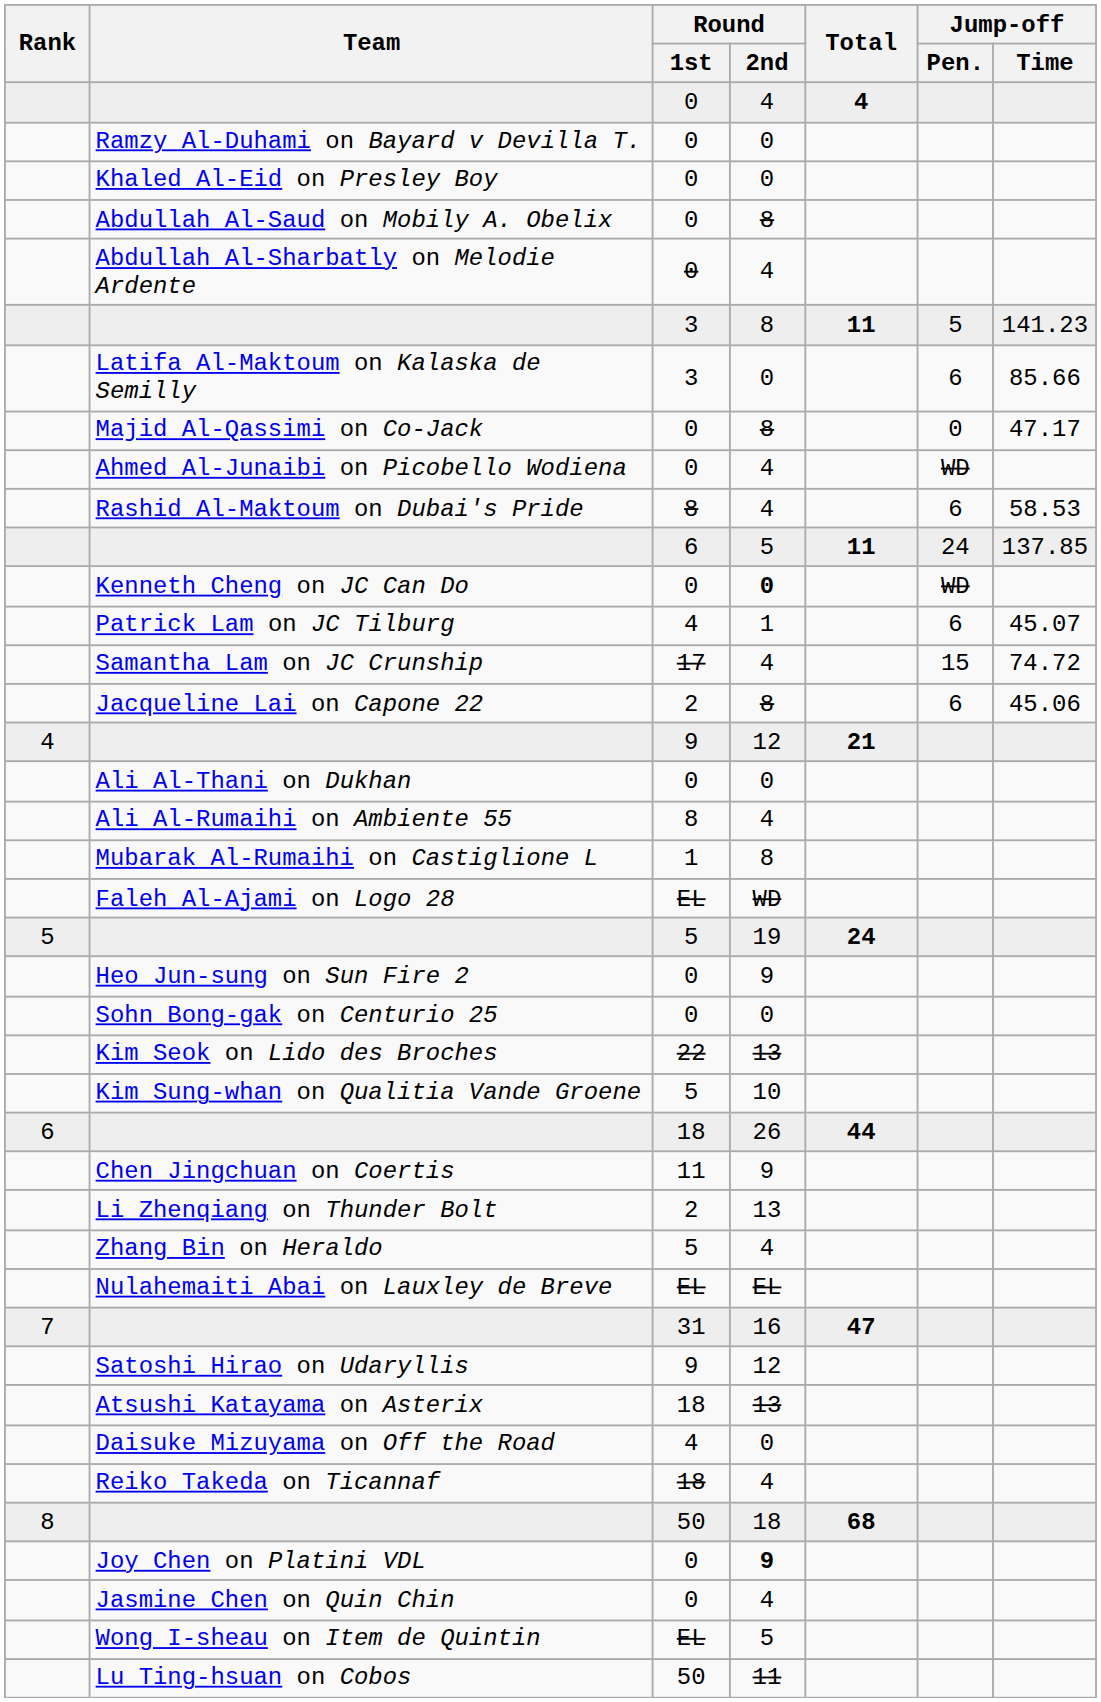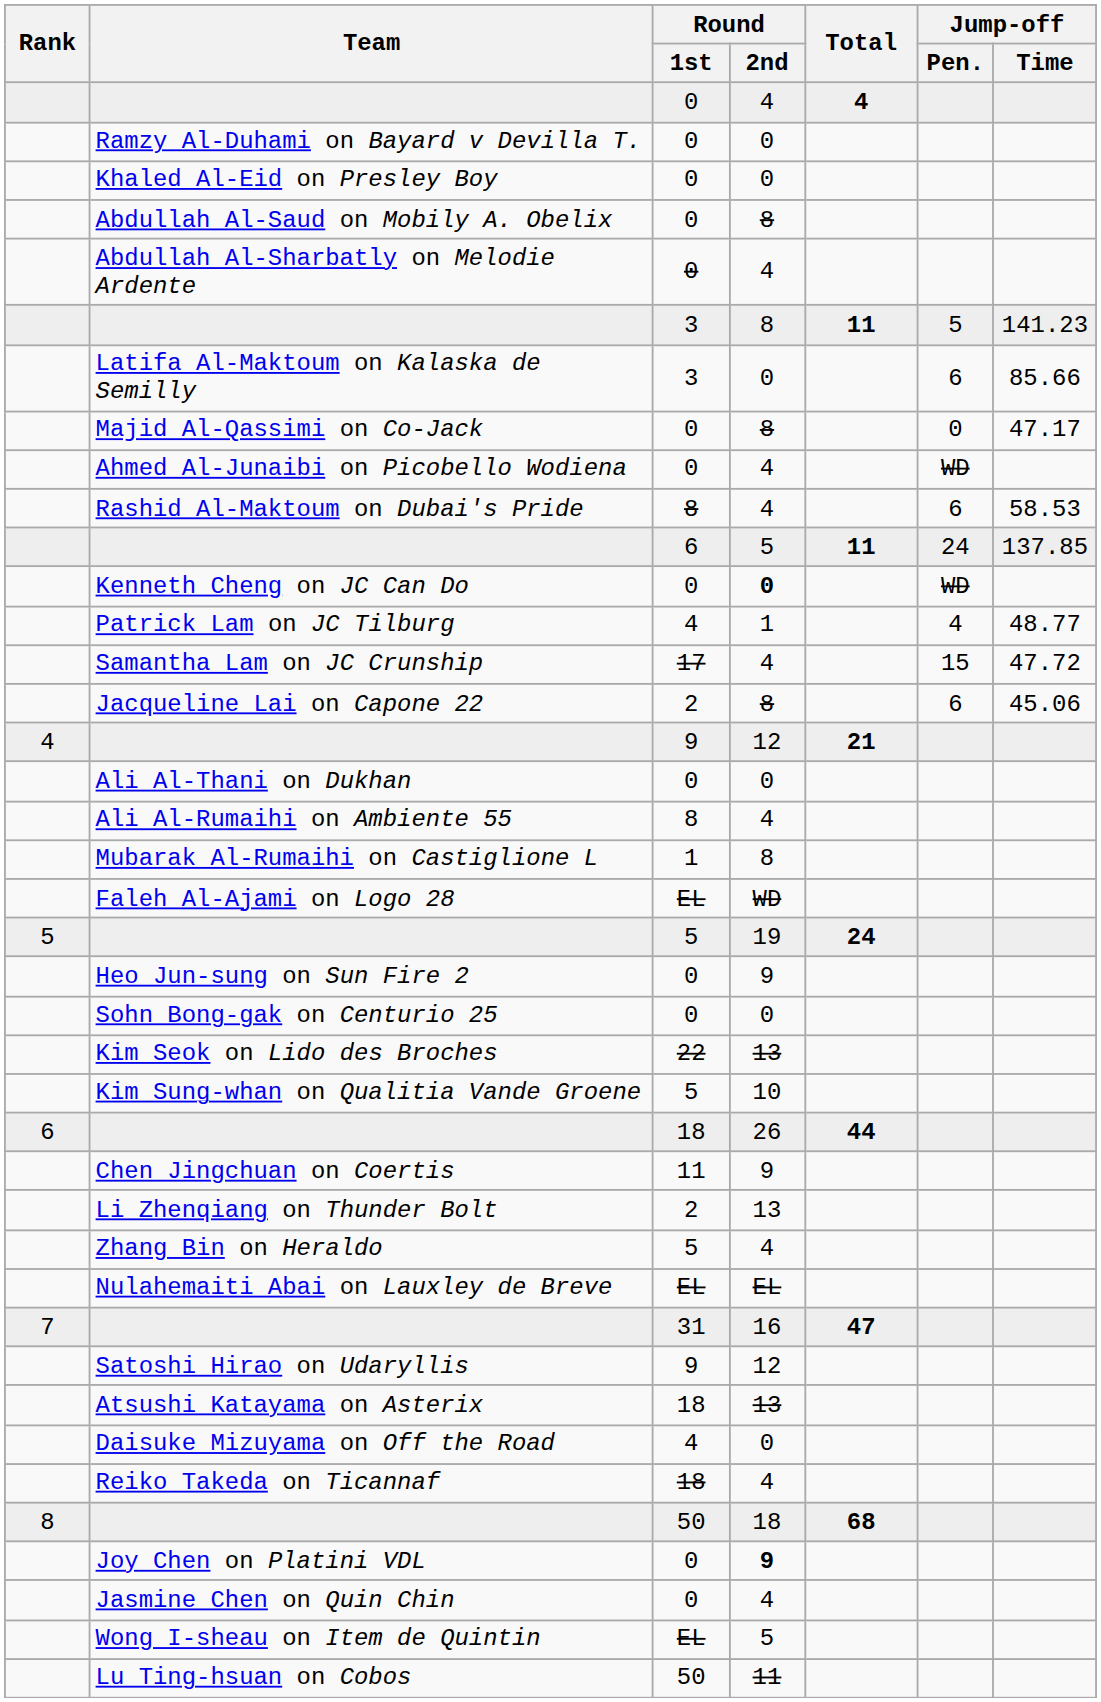(955, 625) 6 -> (955, 625) 4
(1045, 625) 45.07 -> (1045, 625) 48.77
(1045, 664) 74.72 -> (1045, 664) 47.72
